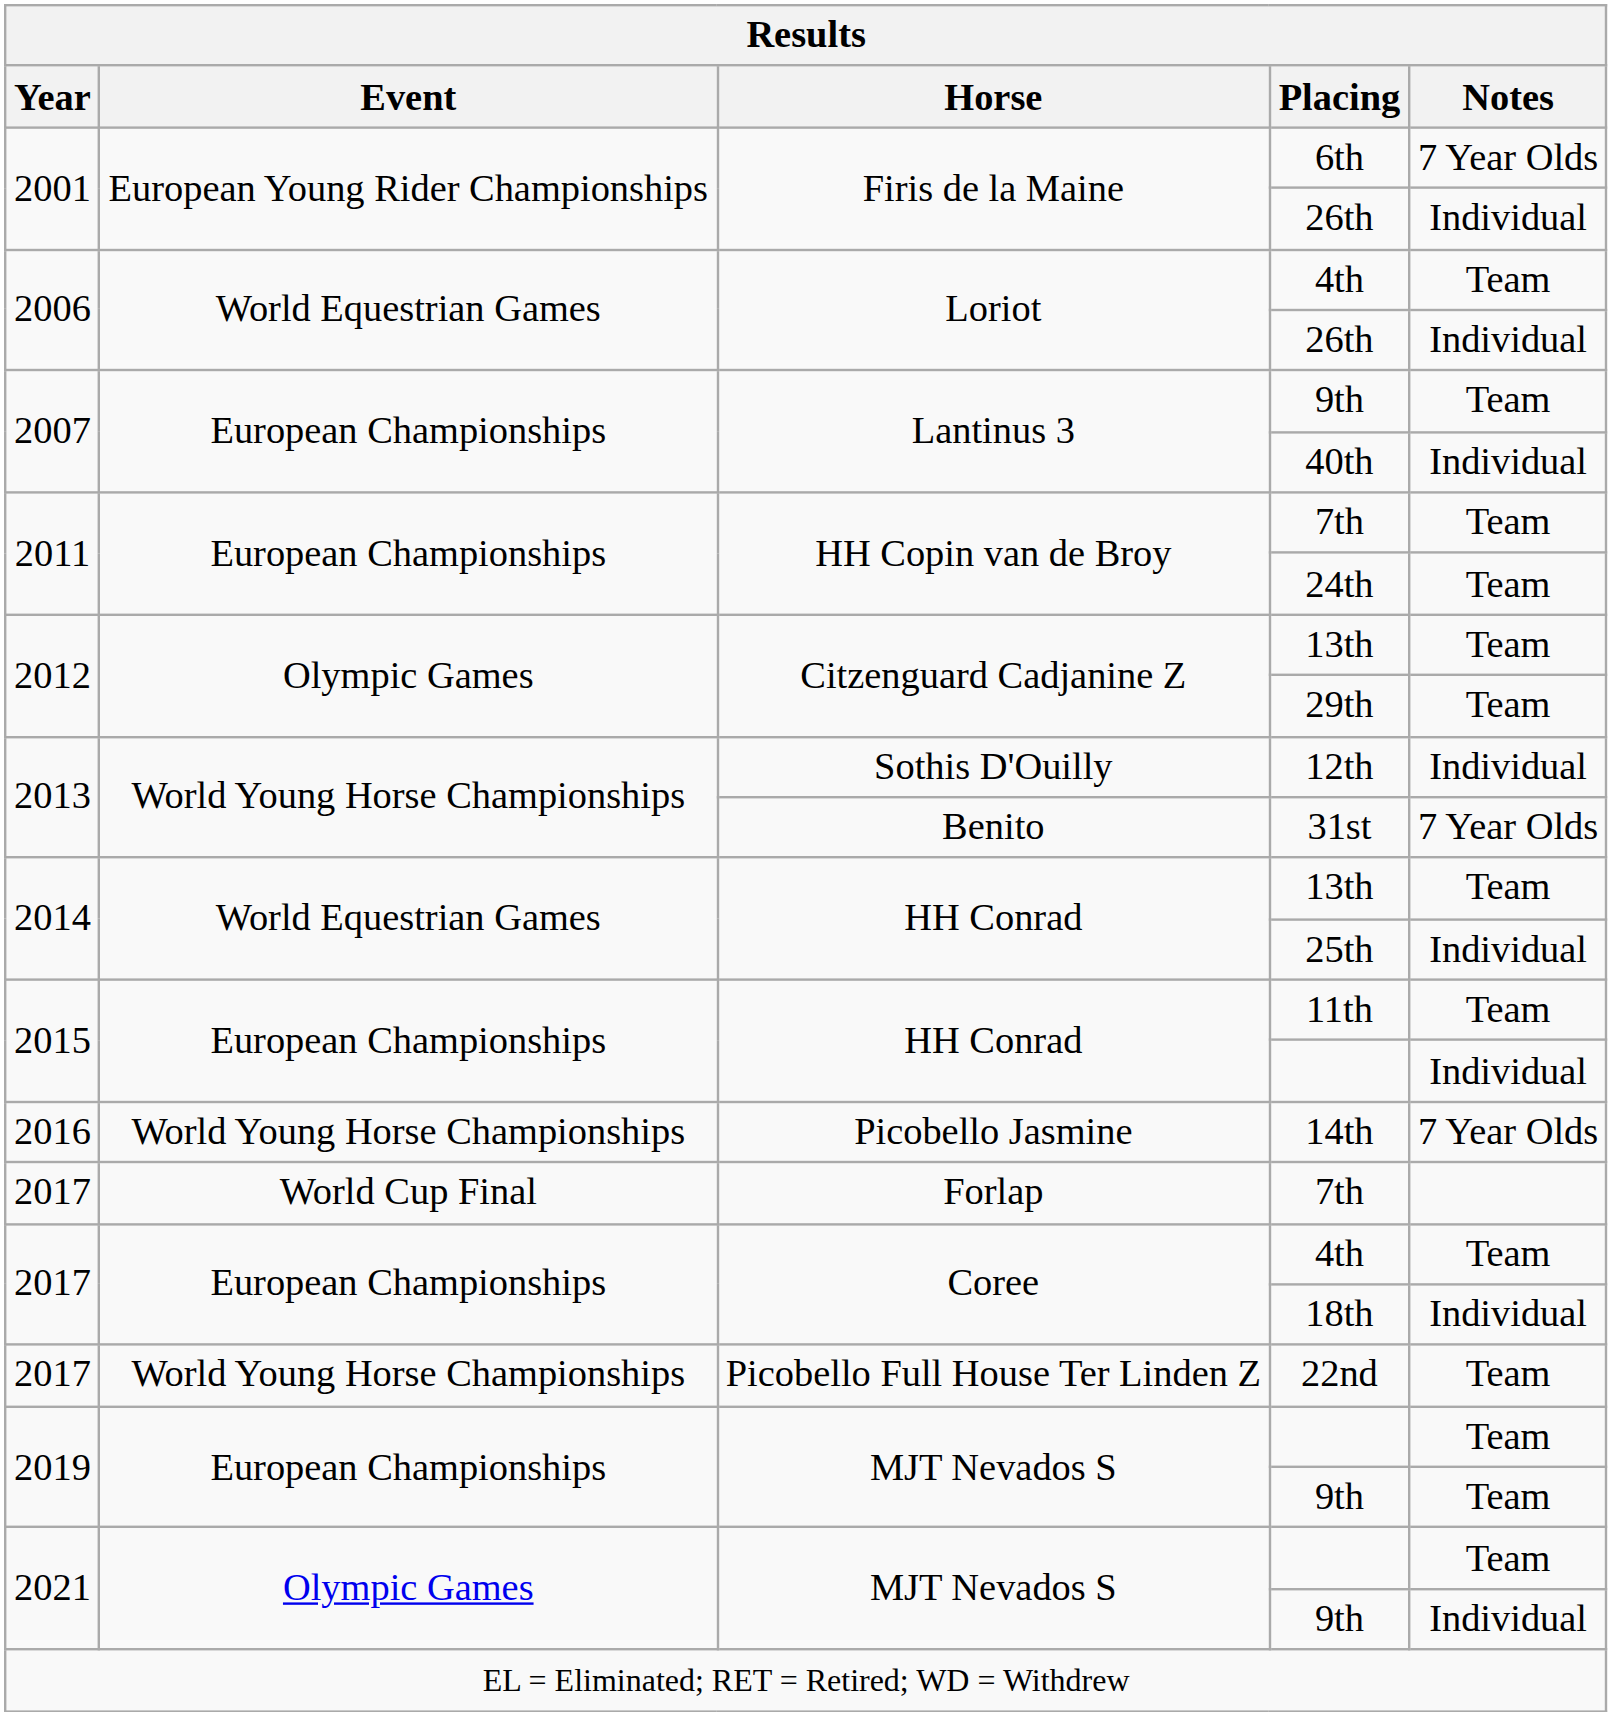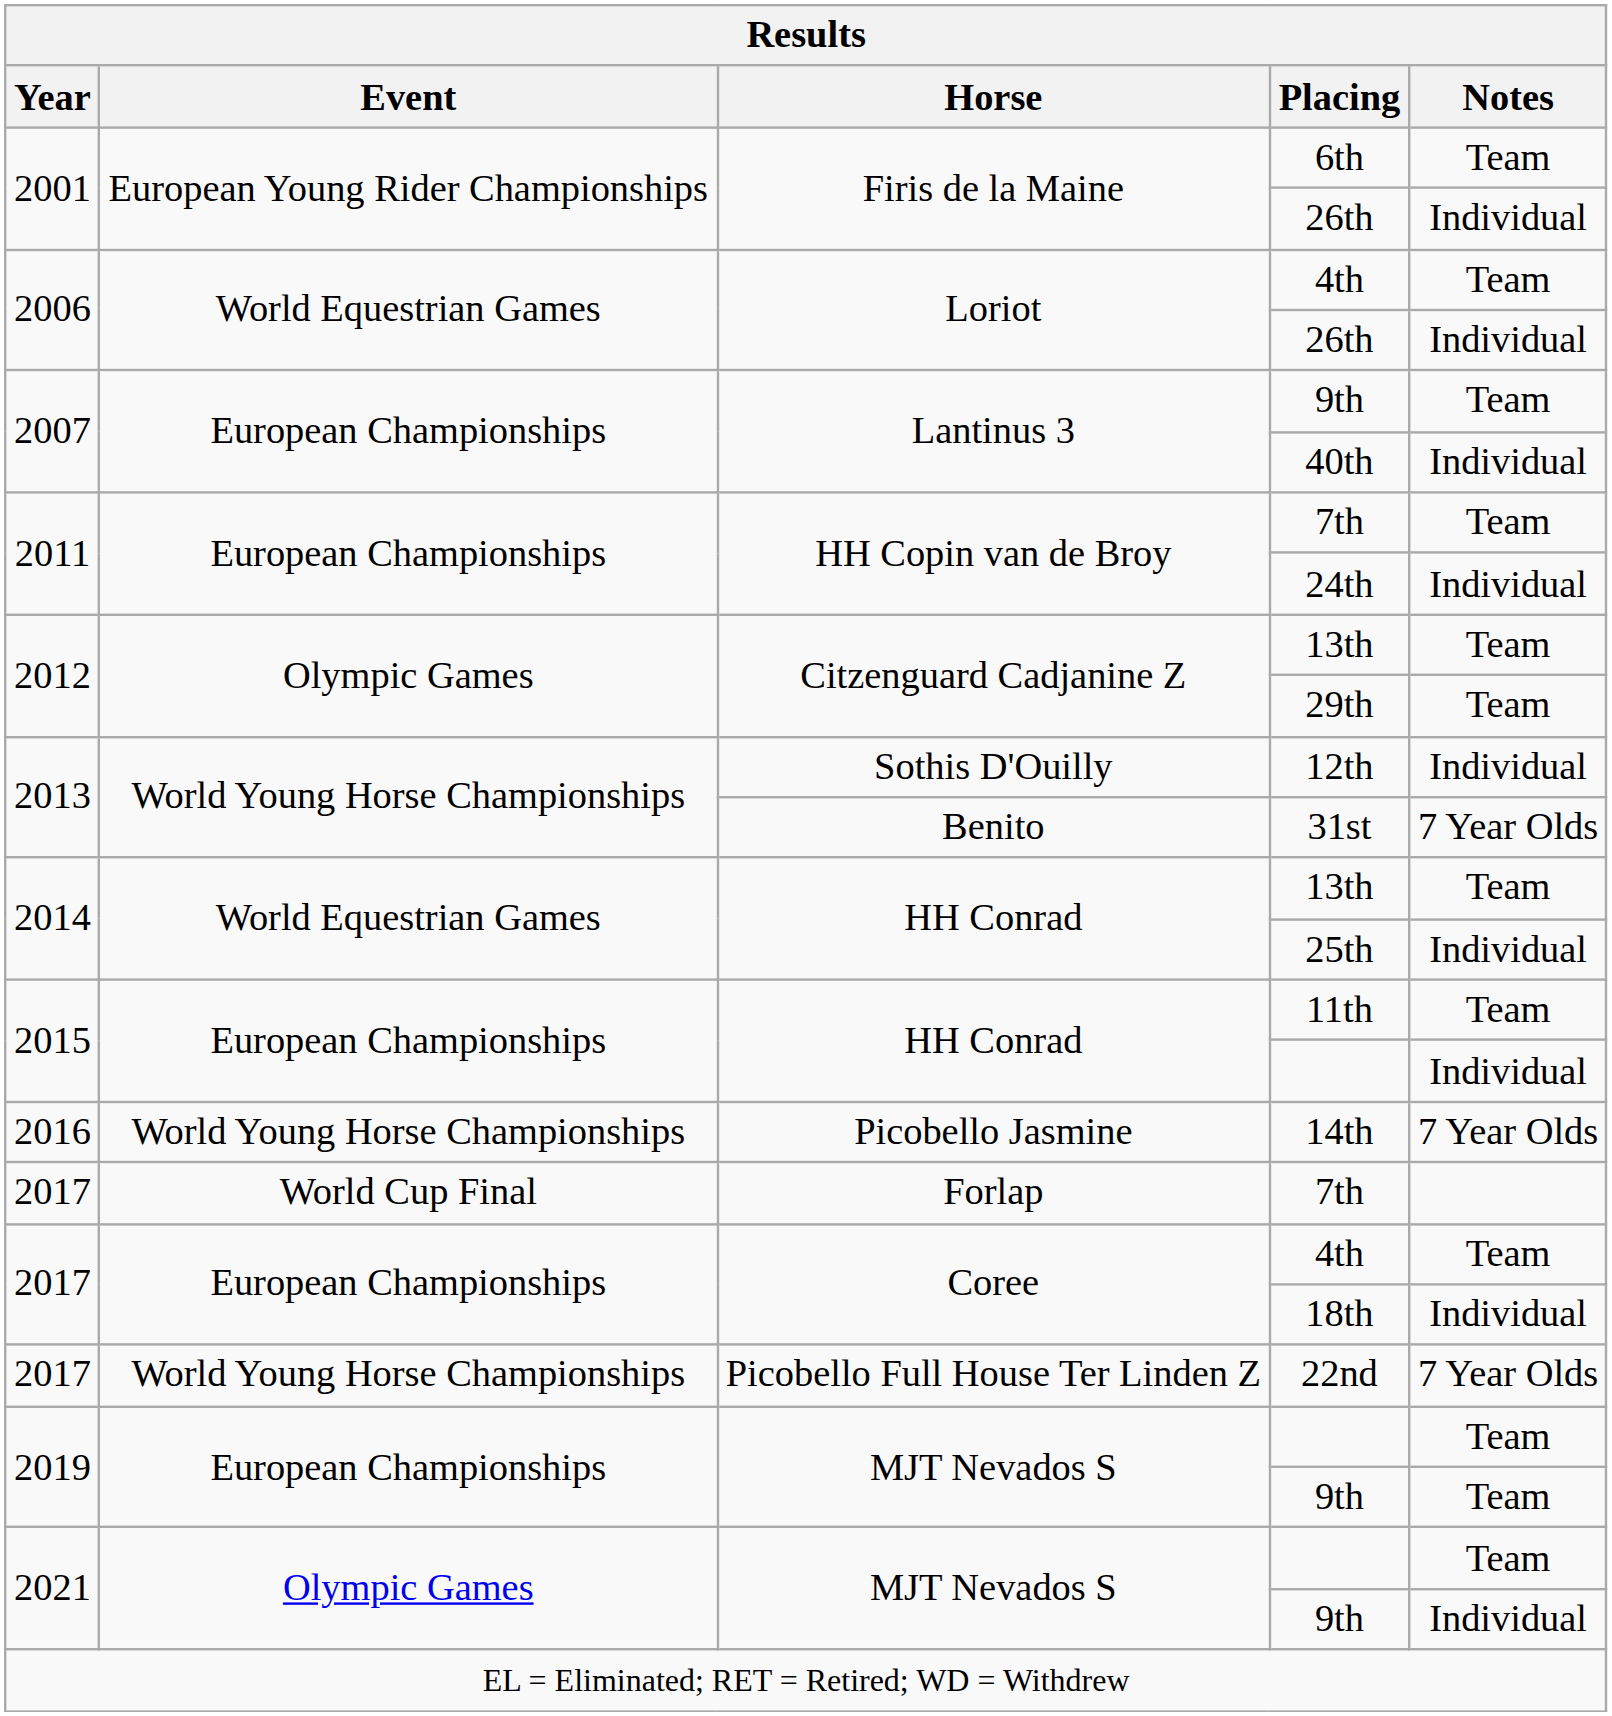(1508, 156) 7 Year Olds -> (1508, 156) Team
(1508, 583) Team -> (1508, 583) Individual
(1508, 1374) Team -> (1508, 1374) 7 Year Olds
